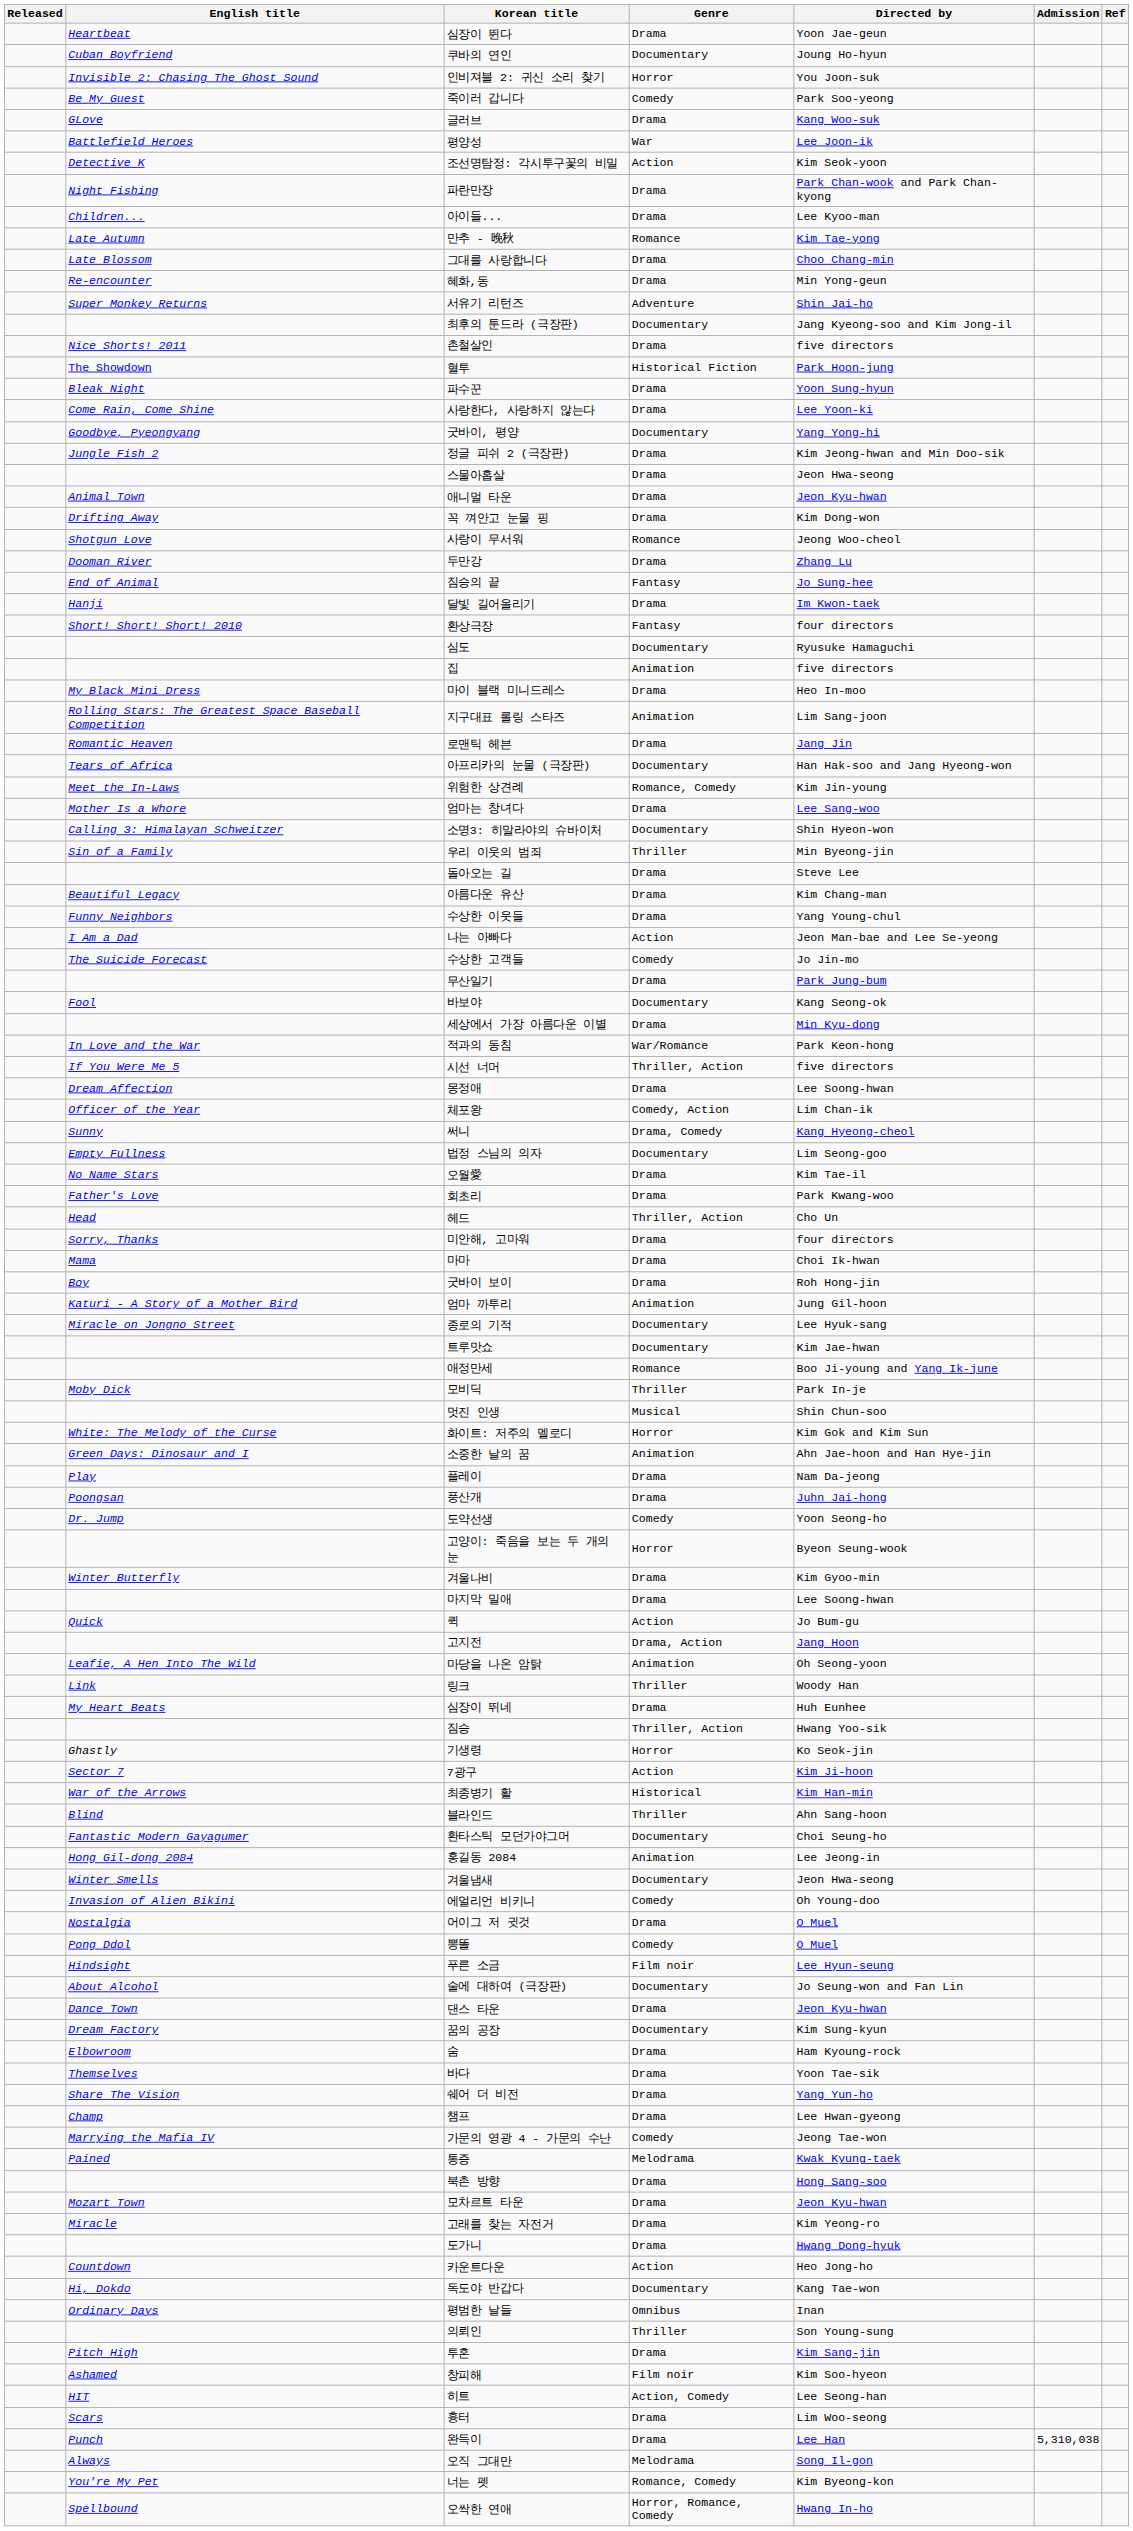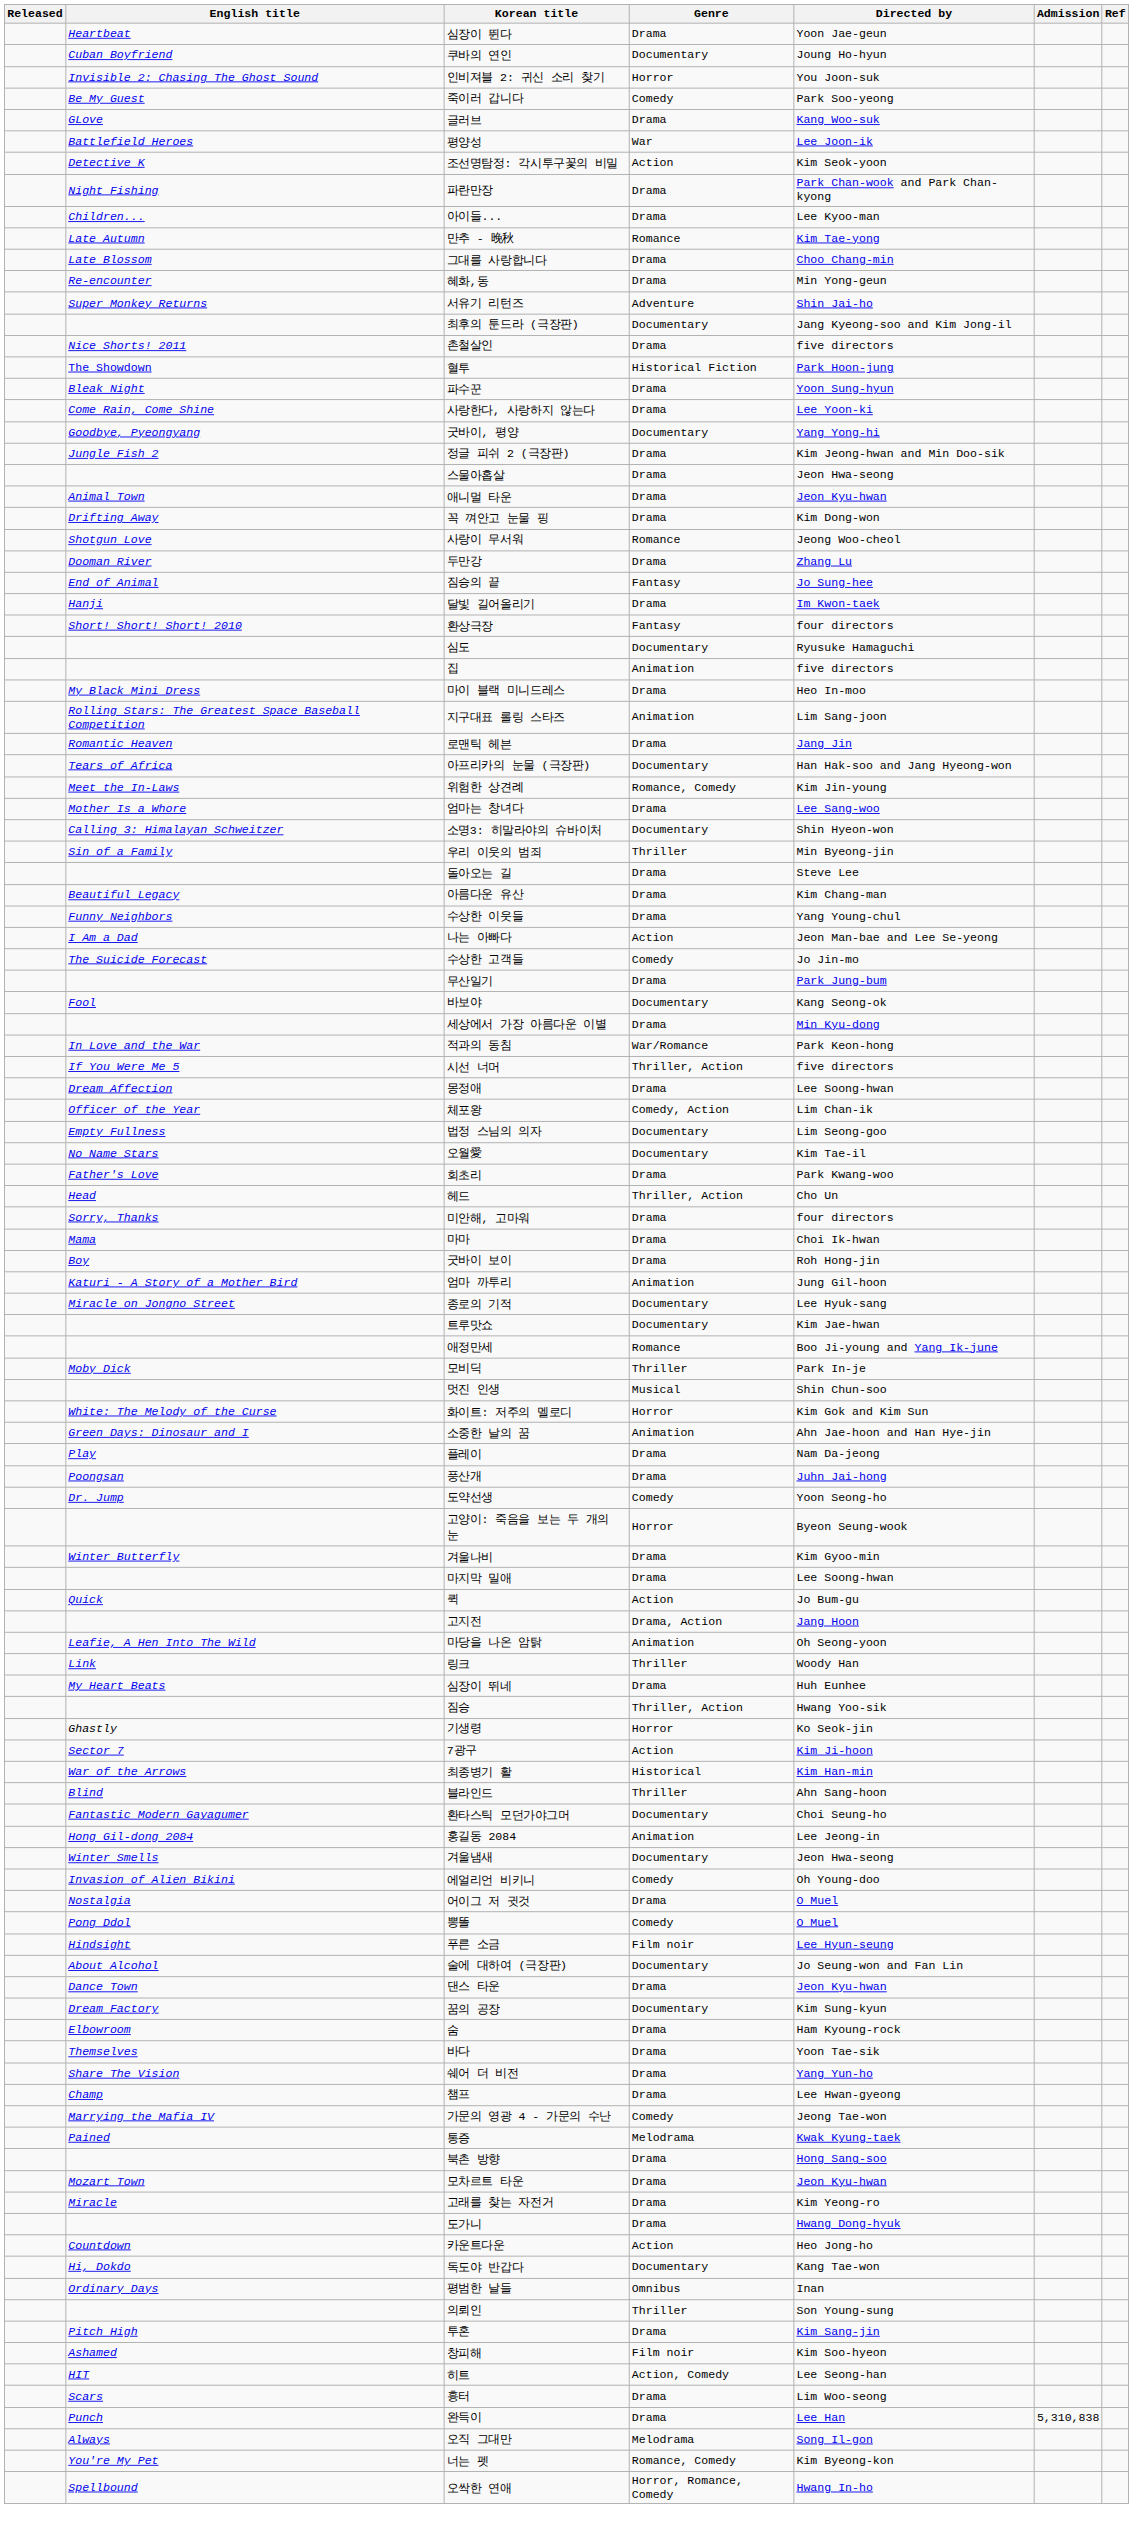- row: (458, 1132)
(649, 1175) Drama -> (670, 1153) Documentary
(1068, 2439) 5,310,038 -> (1068, 2418) 5,310,838
